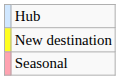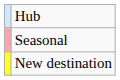rows swapped: (63, 39) <-> (41, 63)
